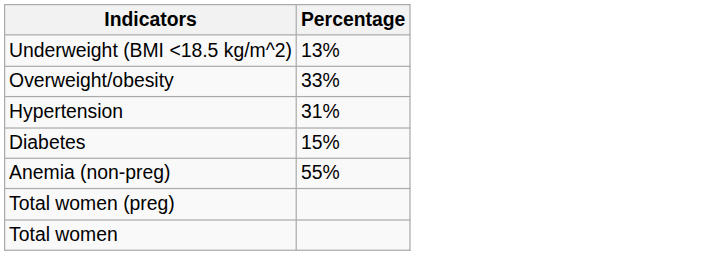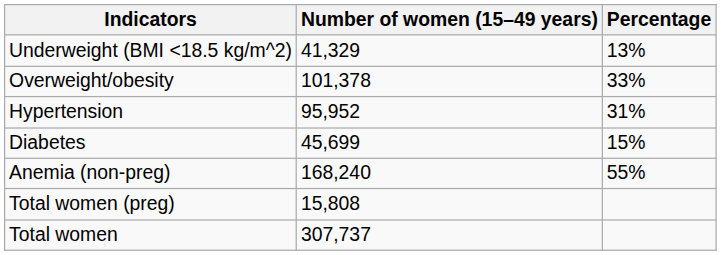+ column: (449, 19)
